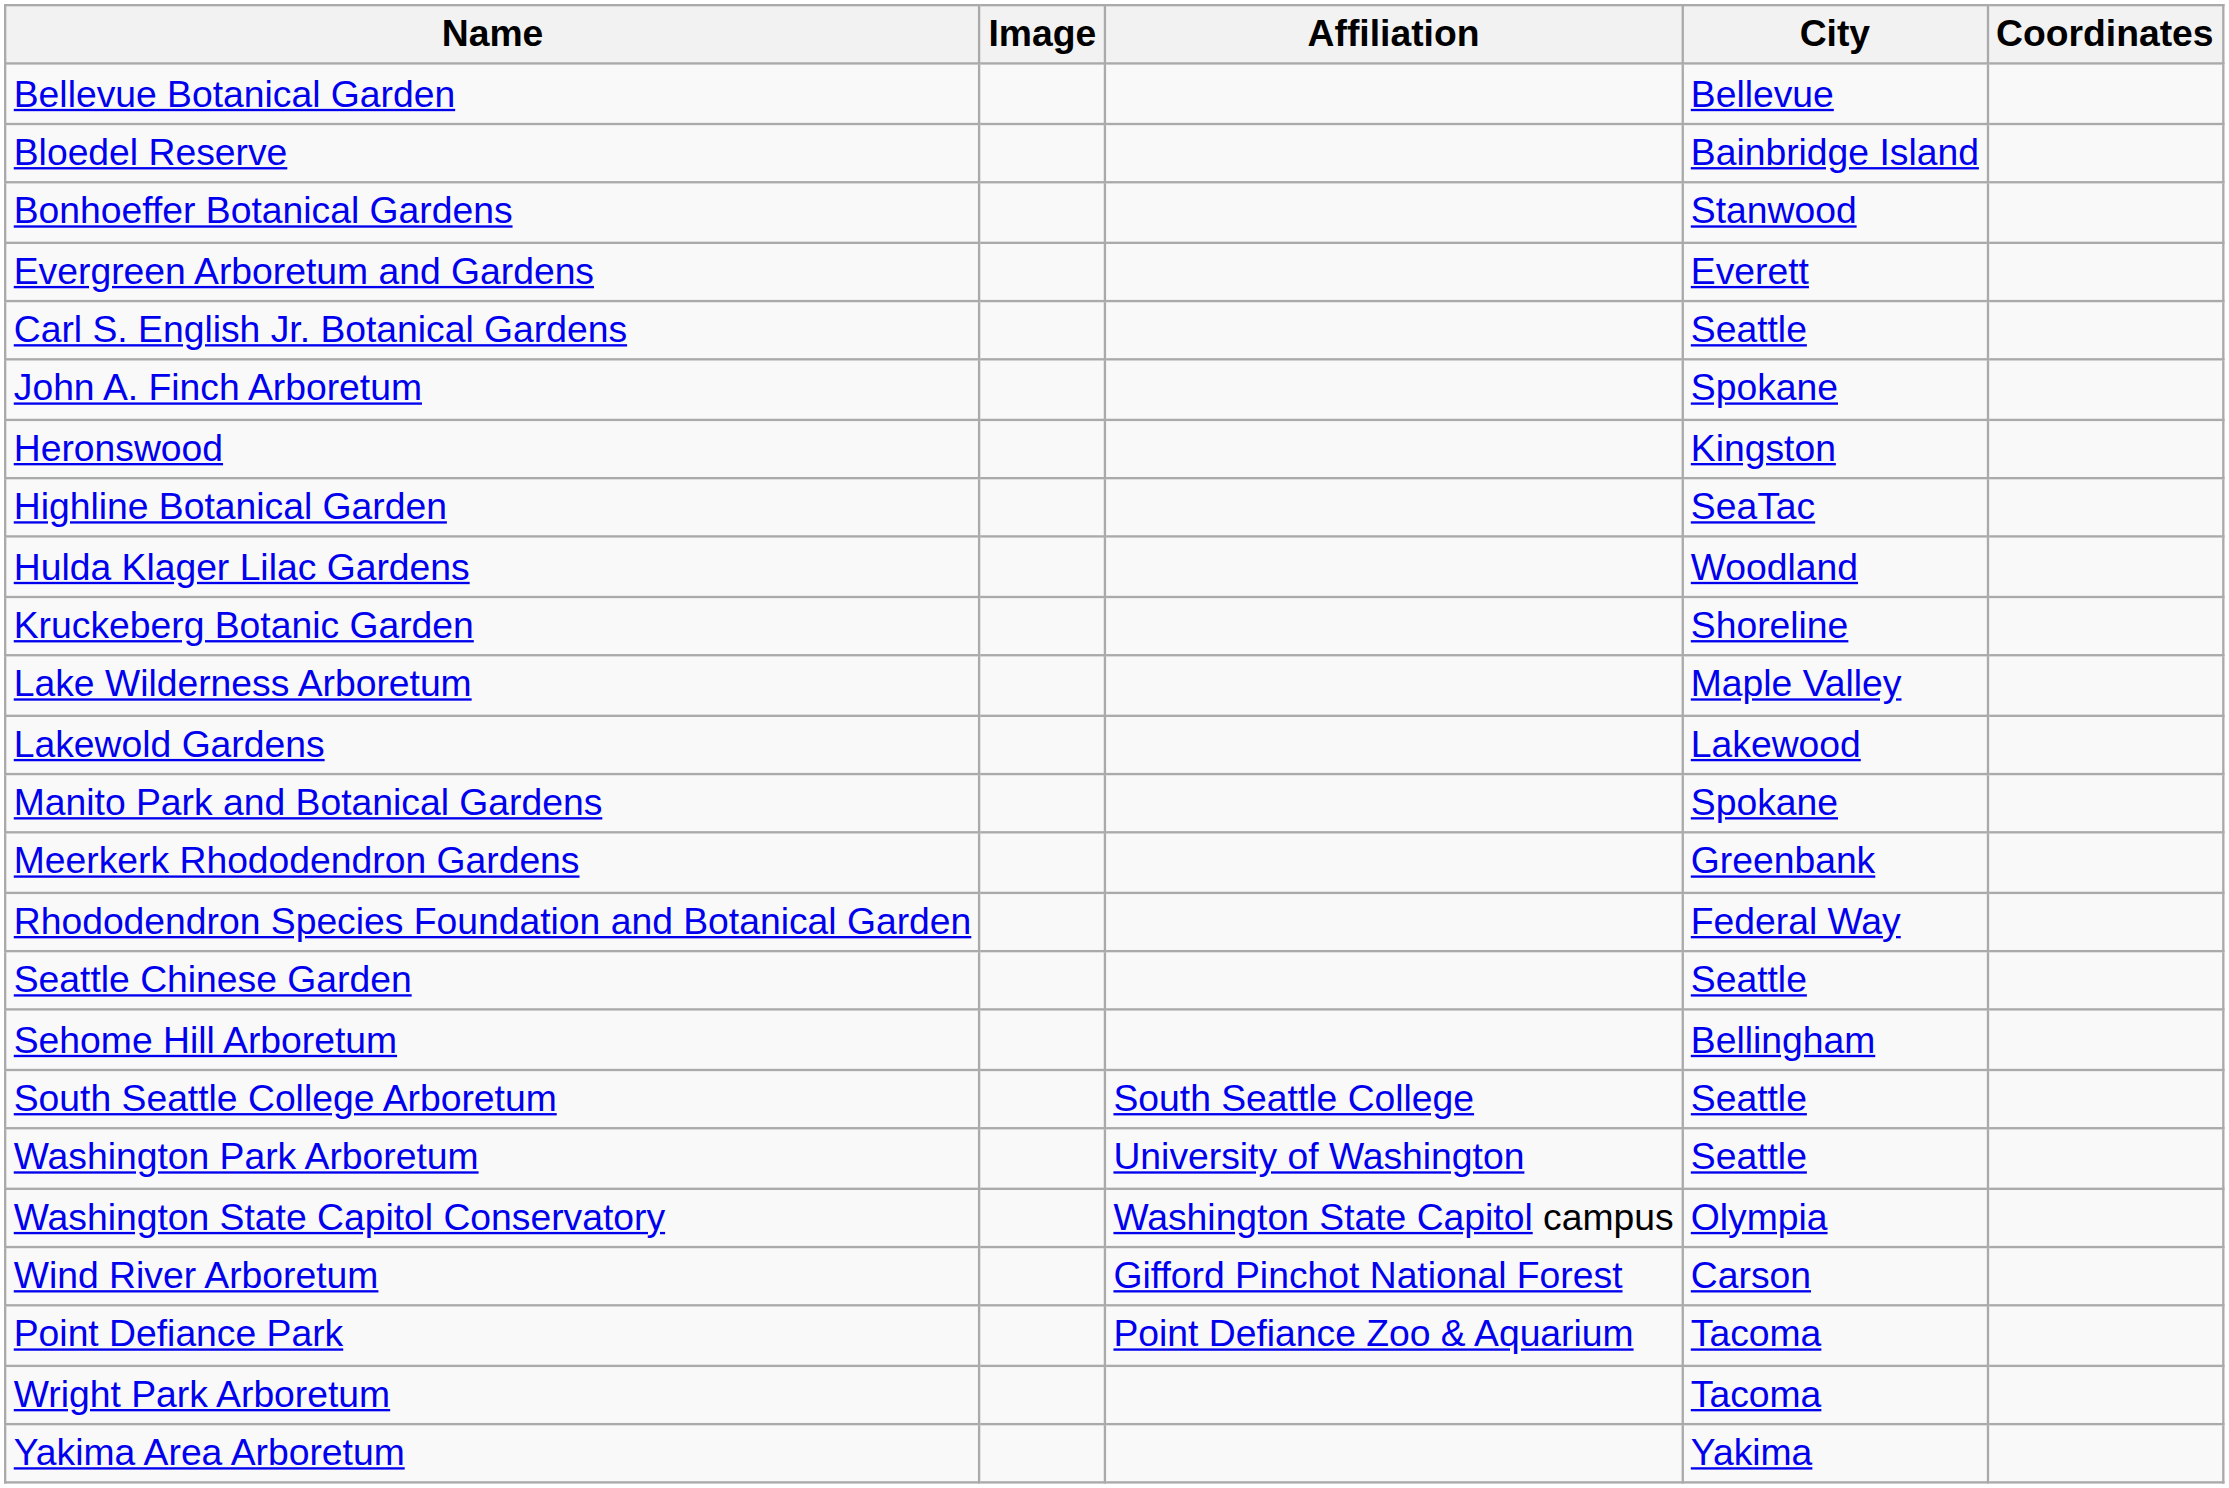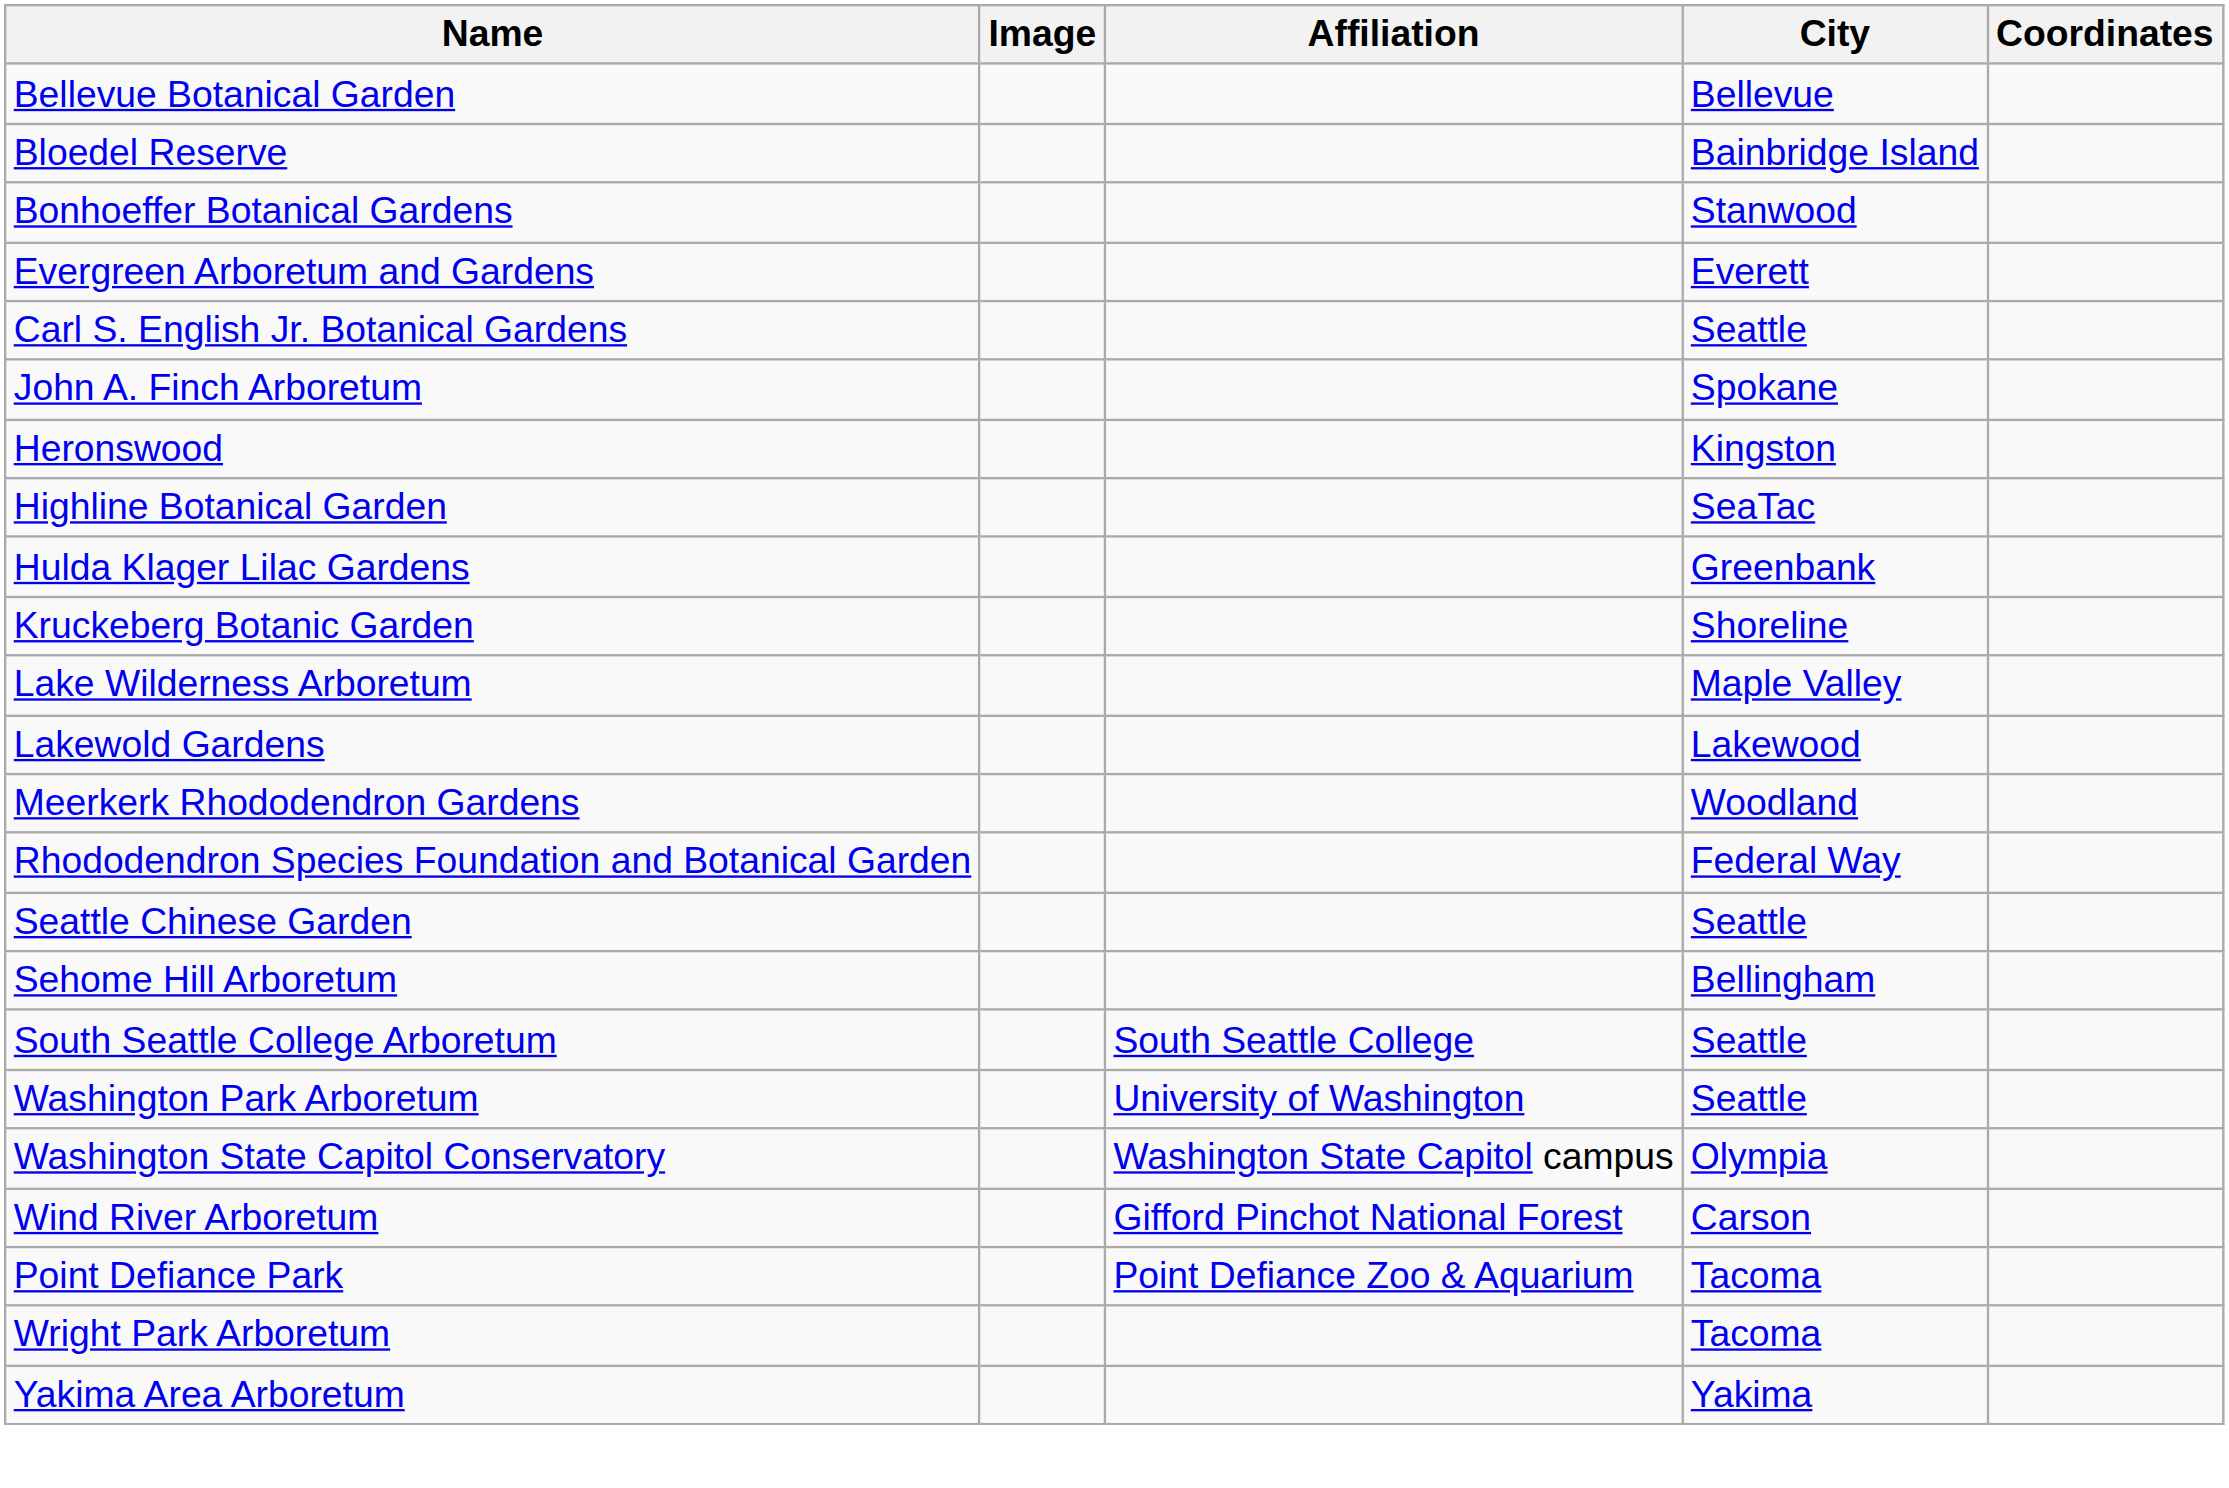(1774, 566) Woodland -> (1783, 566) Greenbank
- row: (308, 802)
(1783, 861) Greenbank -> (1774, 802) Woodland
